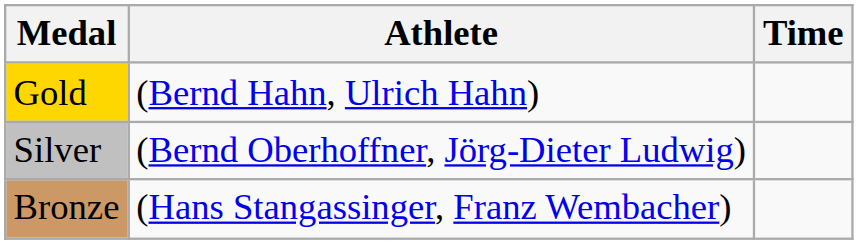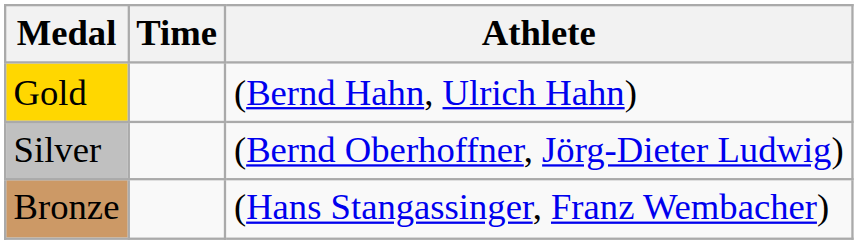columns swapped: (441, 33) <-> (803, 33)
